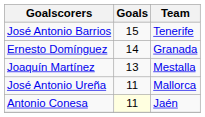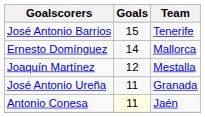(175, 49) Granada -> (175, 49) Mallorca
(132, 67) 13 -> (132, 67) 12
(175, 85) Mallorca -> (175, 85) Granada
